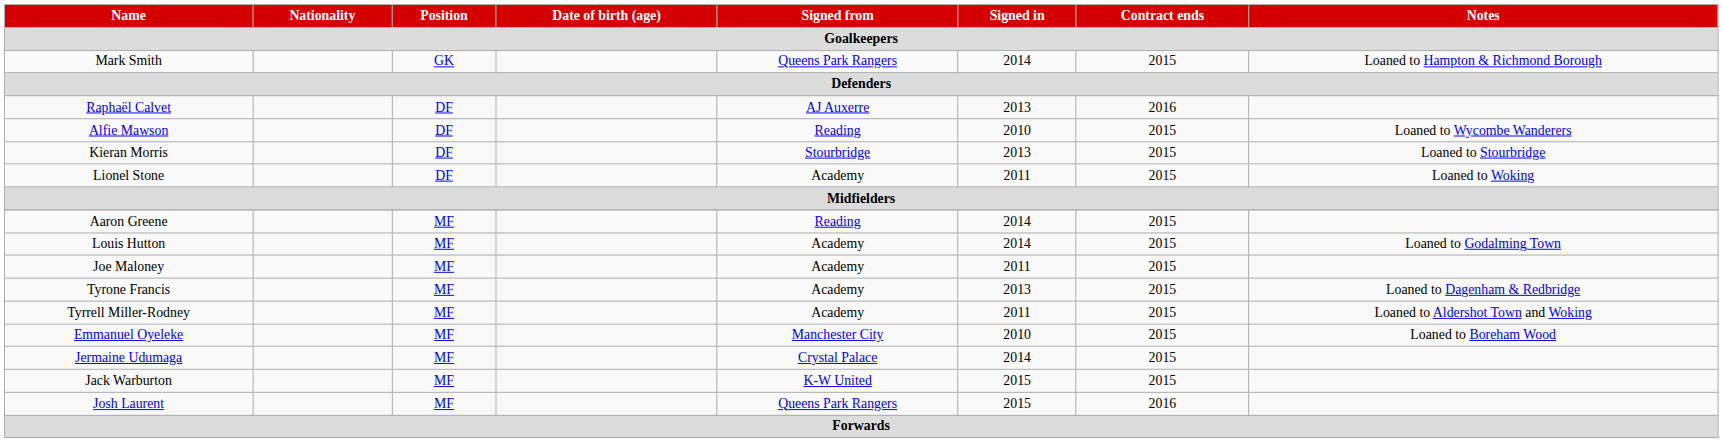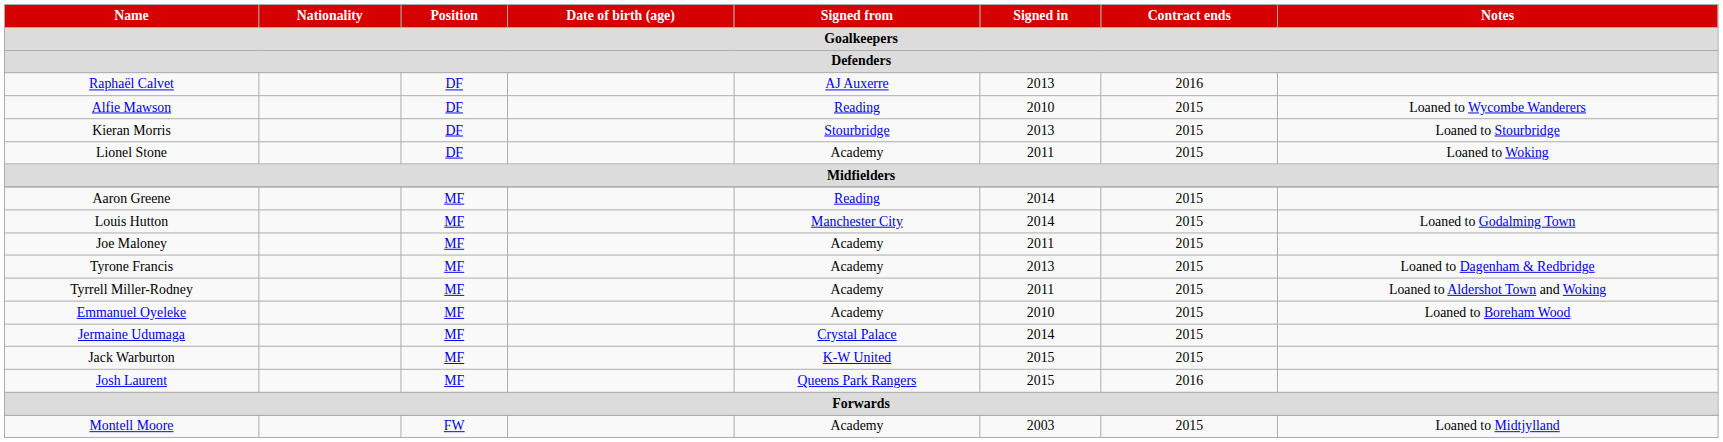- row: (129, 61)
(838, 244) Academy -> (857, 221) Manchester City
(838, 335) Manchester City -> (857, 312) Academy
+ row: (131, 426)
